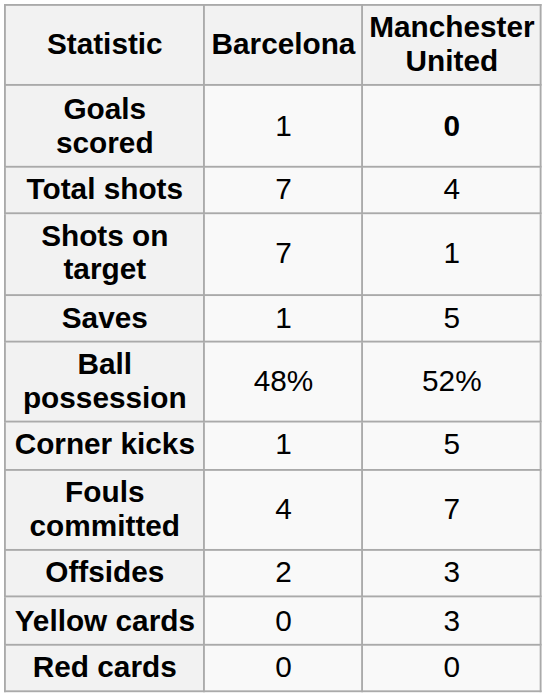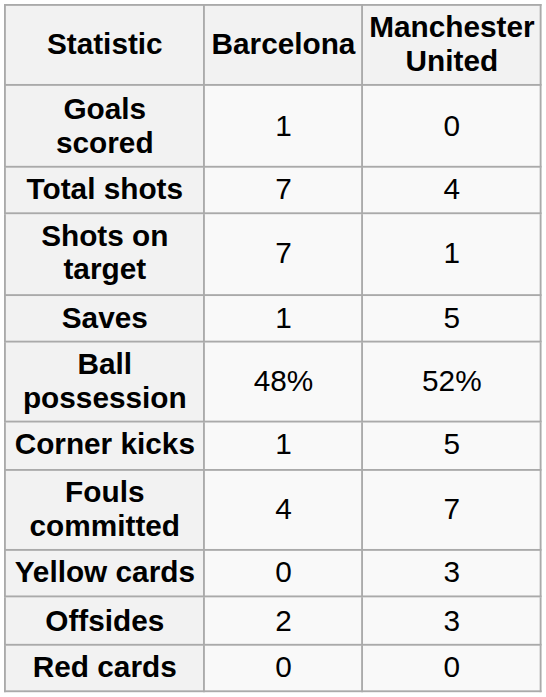(452, 125) bold -> (452, 125) normal
rows swapped: (105, 573) <-> (105, 620)
